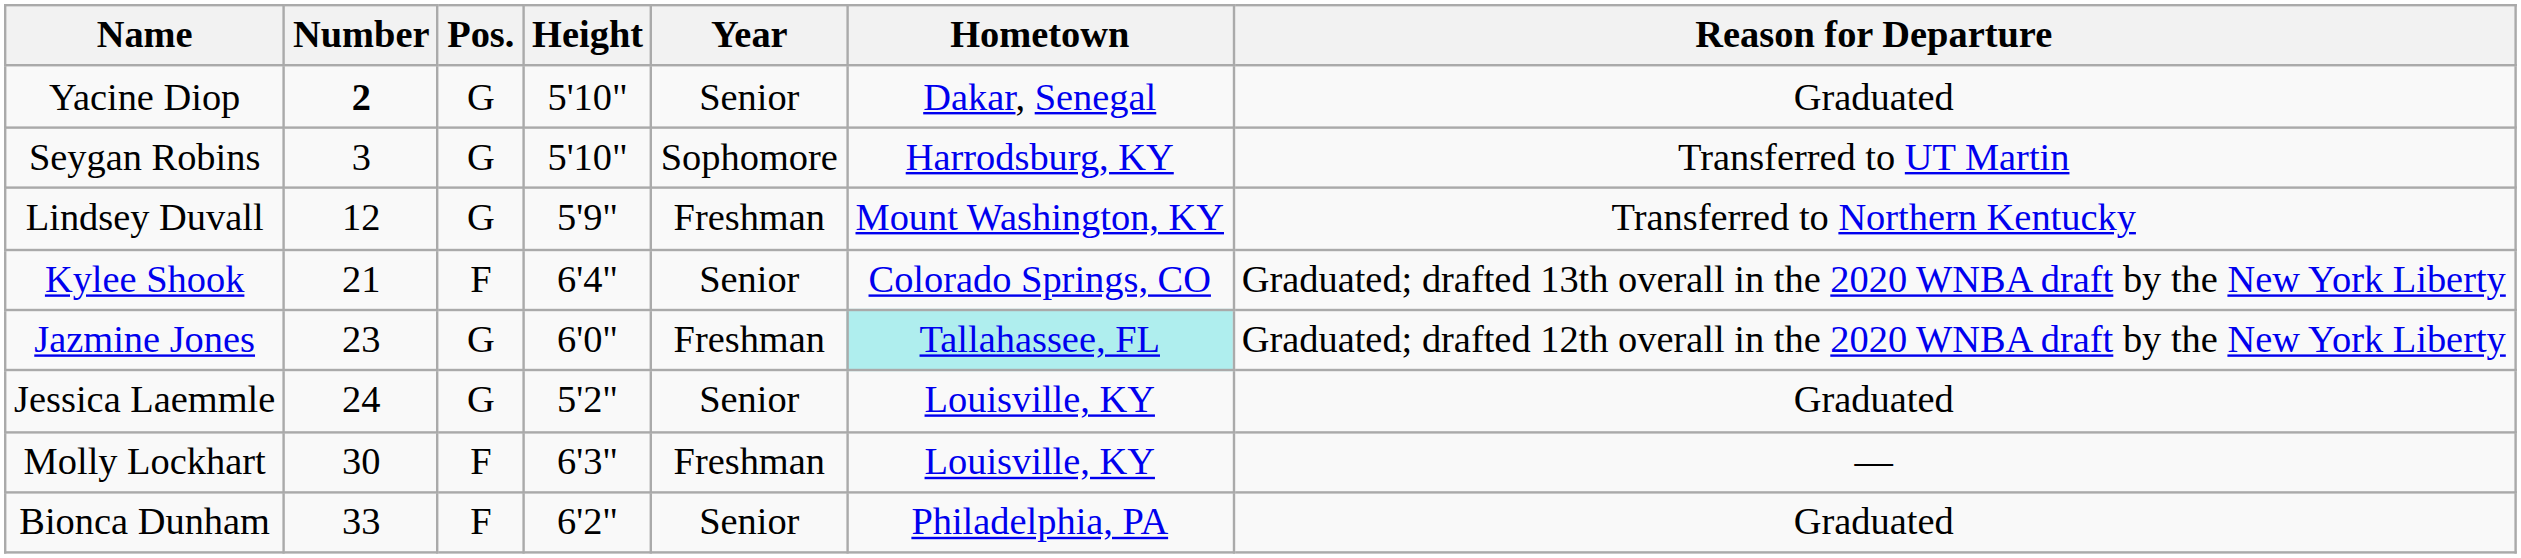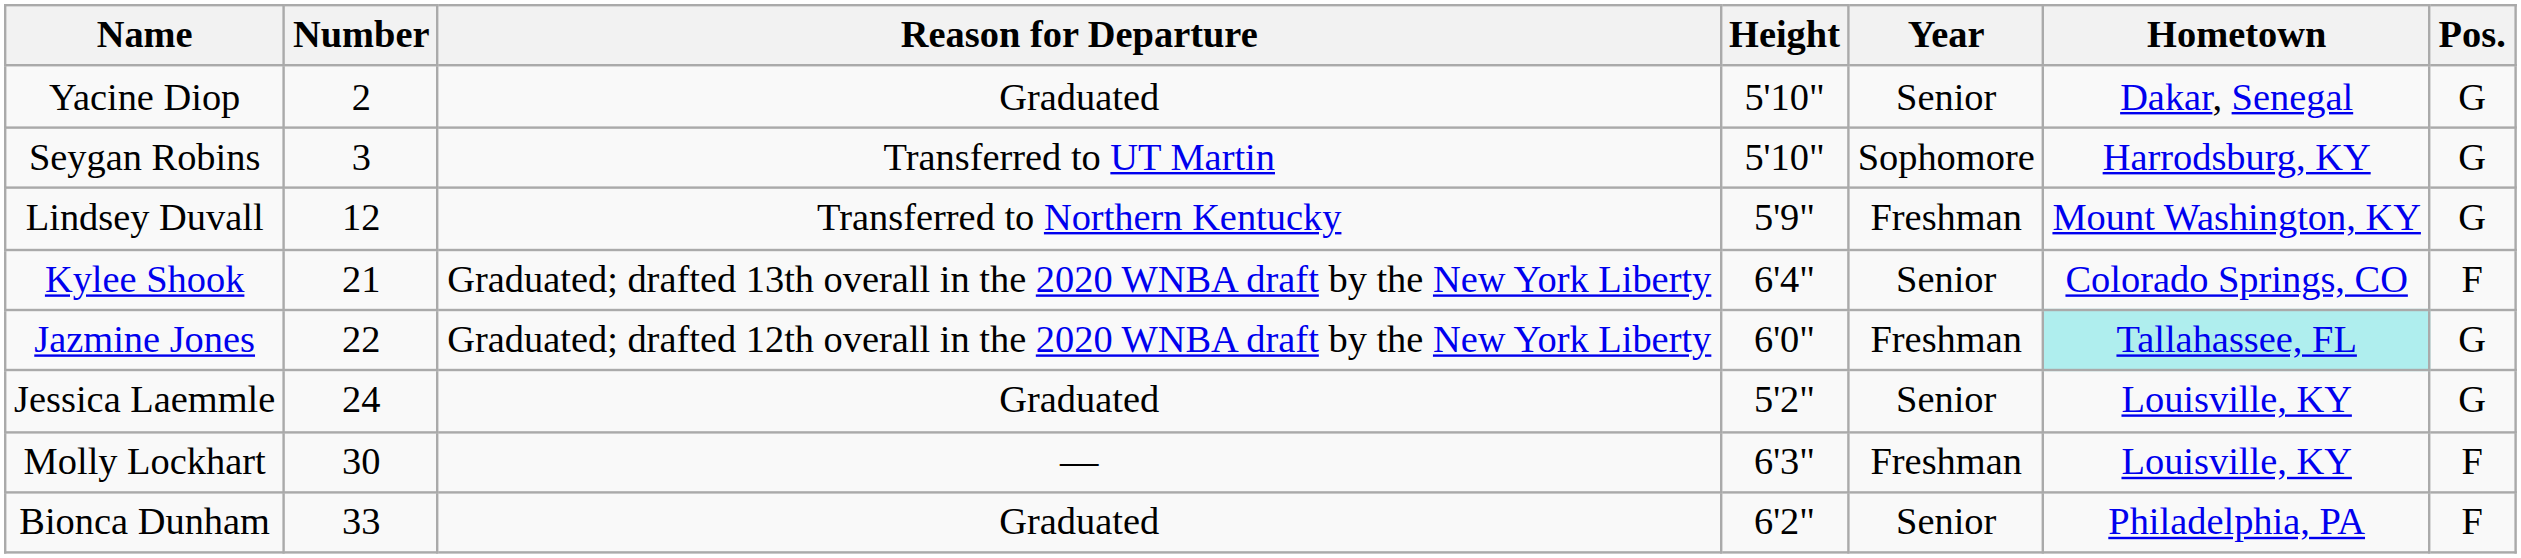columns swapped: (481, 34) <-> (1874, 34)
(361, 95) bold -> (361, 95) normal
(361, 339) 23 -> (361, 339) 22
